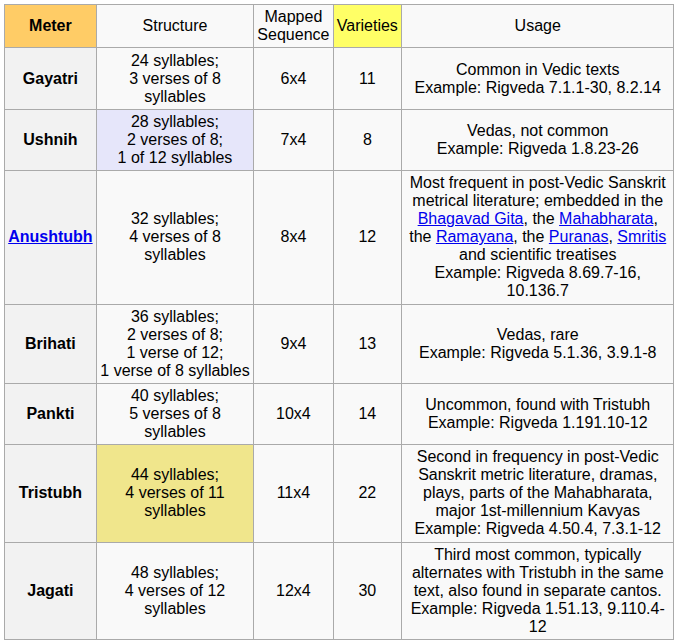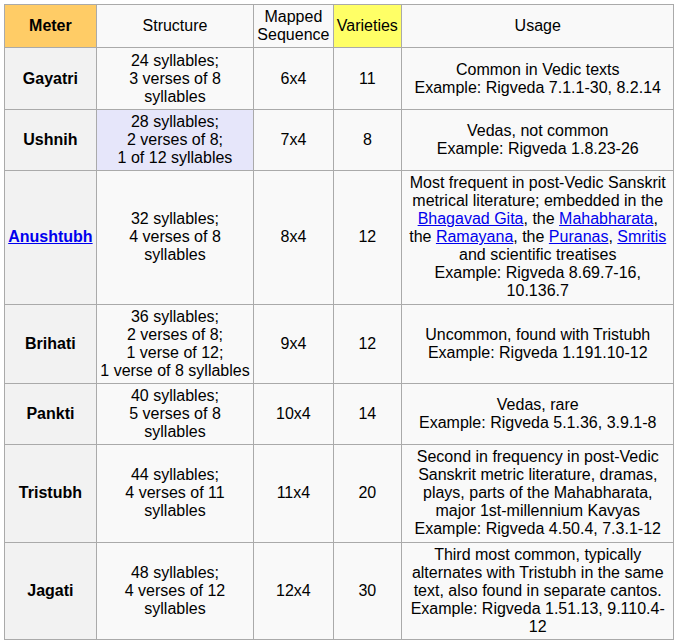(367, 343) 13 -> (367, 343) 12
(538, 343) Vedas, rare Example: Rigveda 5.1.36, 3.9.1-8 -> (538, 343) Uncommon, found with Tristubh Example: Rigveda 1.191.10-12
(538, 414) Uncommon, found with Tristubh Example: Rigveda 1.191.10-12 -> (538, 414) Vedas, rare Example: Rigveda 5.1.36, 3.9.1-8
(175, 493) khaki background -> (175, 493) no background
(367, 493) 22 -> (367, 493) 20
